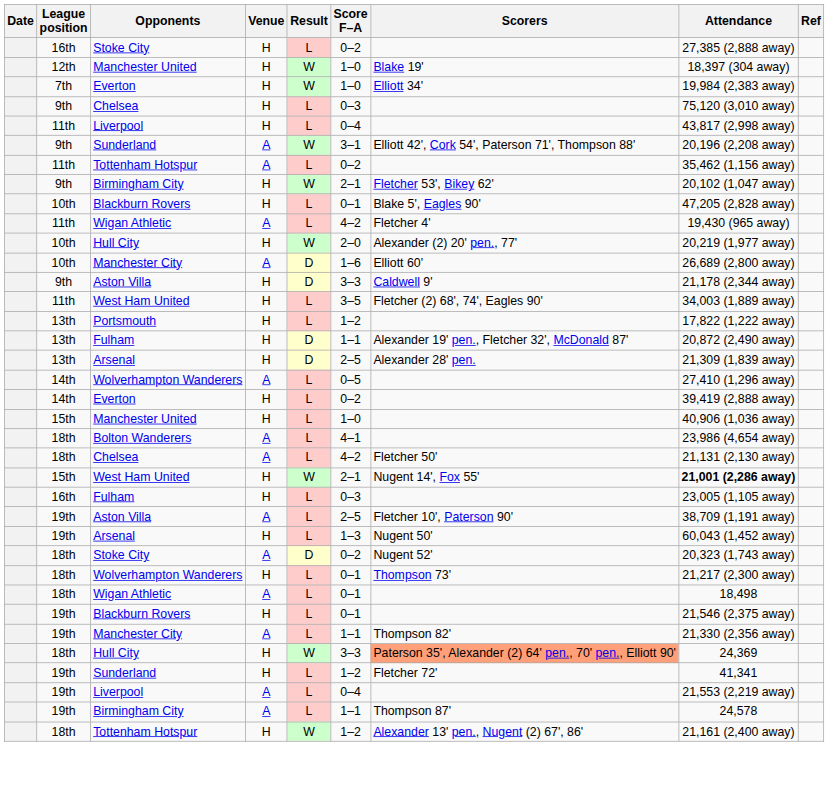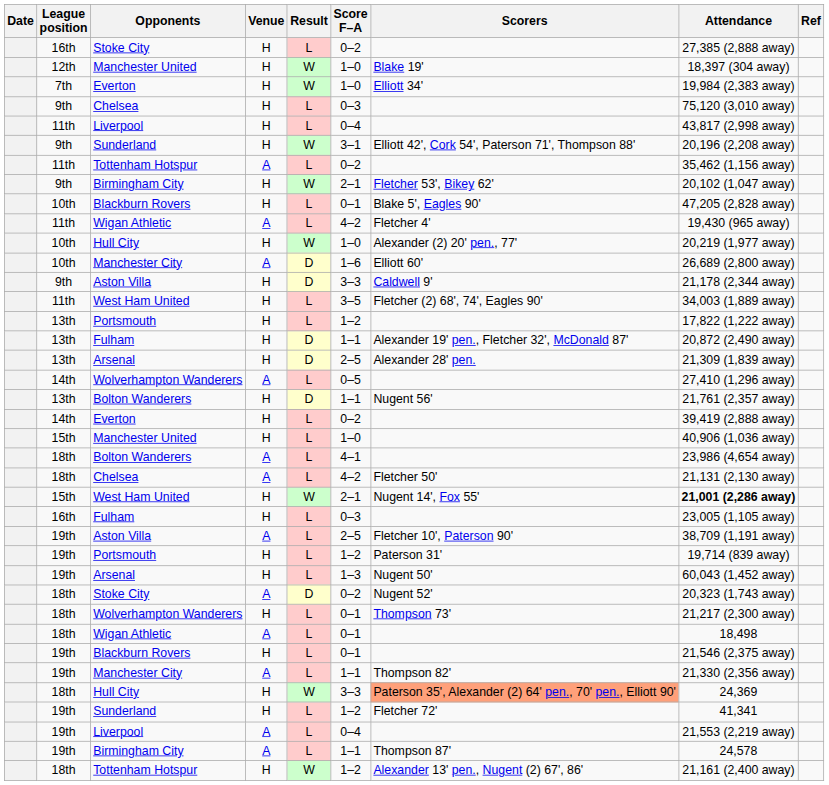(266, 145) A -> (266, 145) H
(351, 243) 2–0 -> (351, 243) 1–0
+ row: (64, 399)
+ row: (64, 555)
